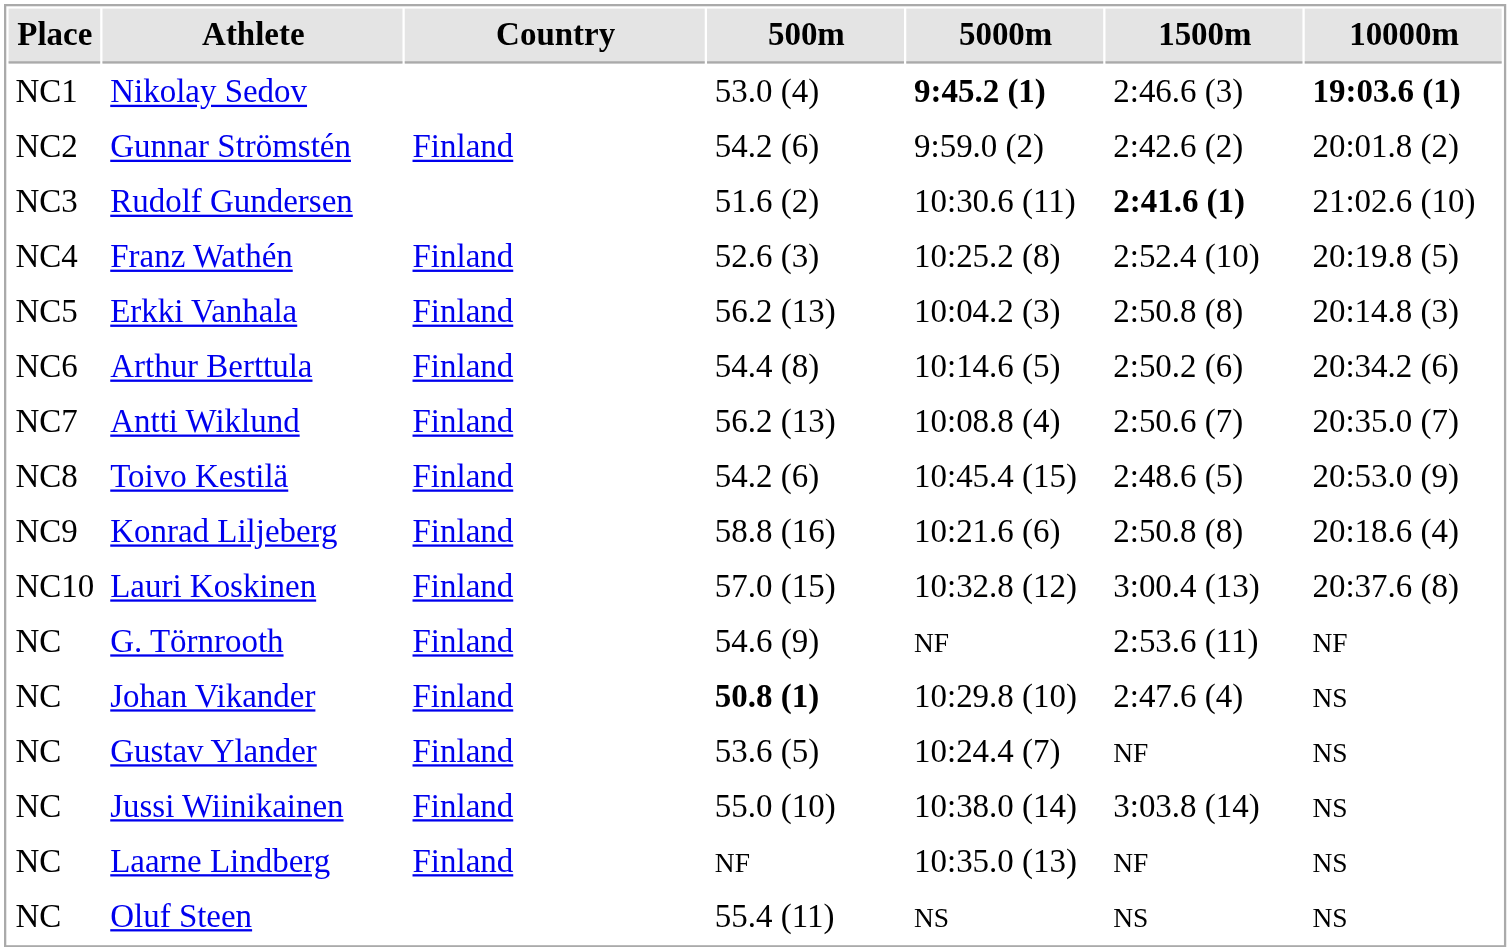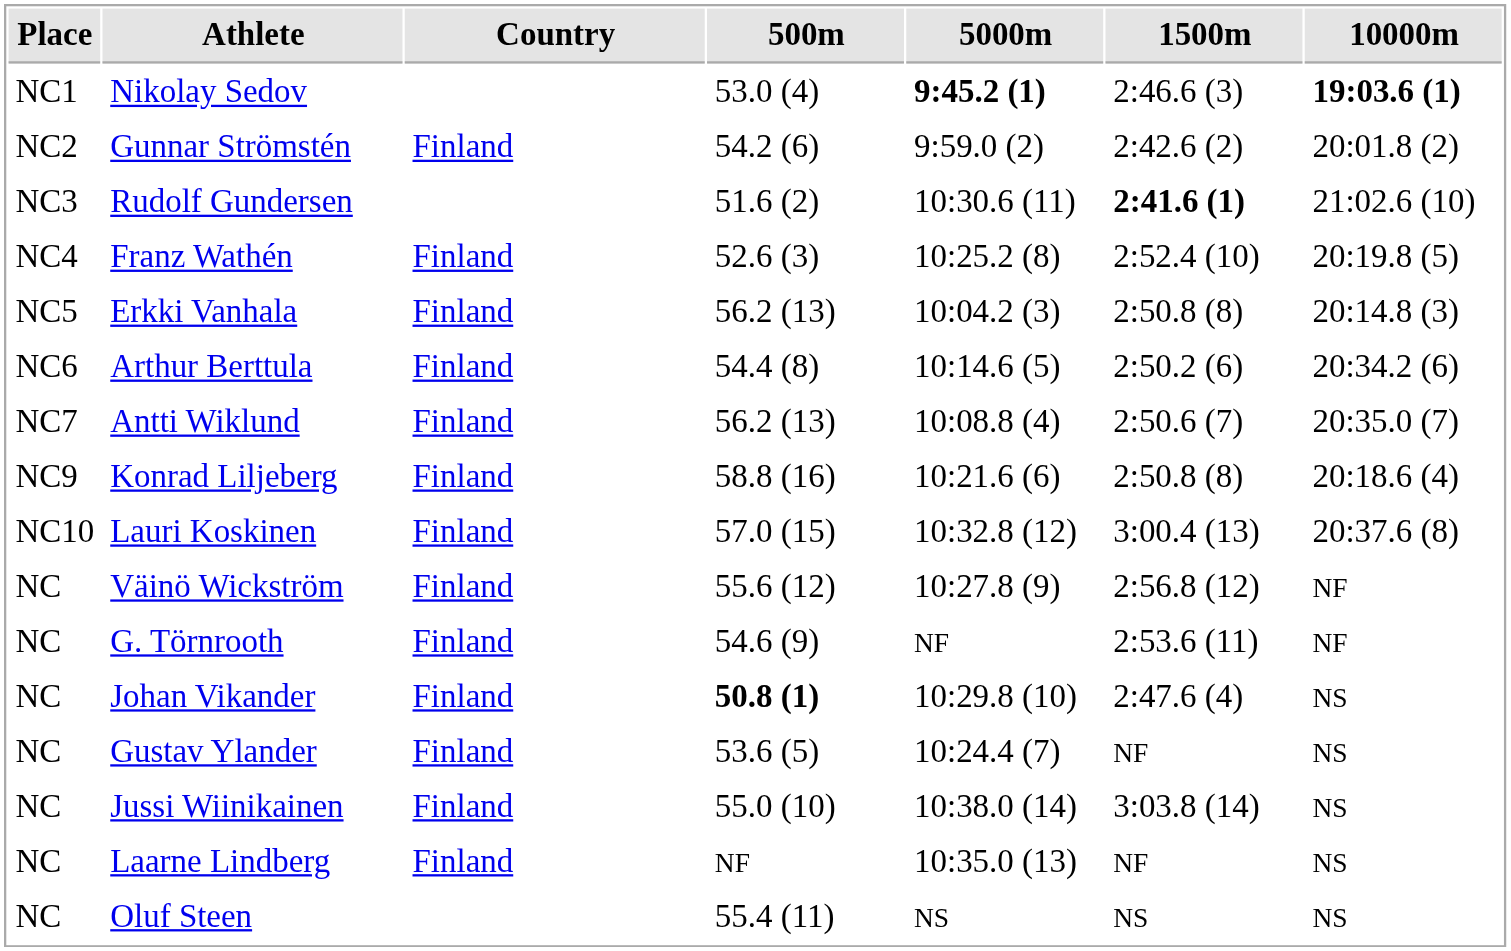- row: (199, 476)
+ row: (227, 586)
